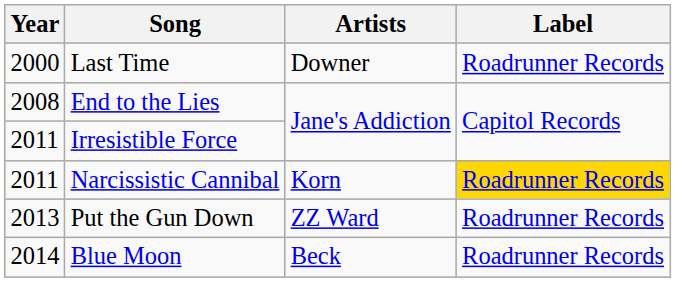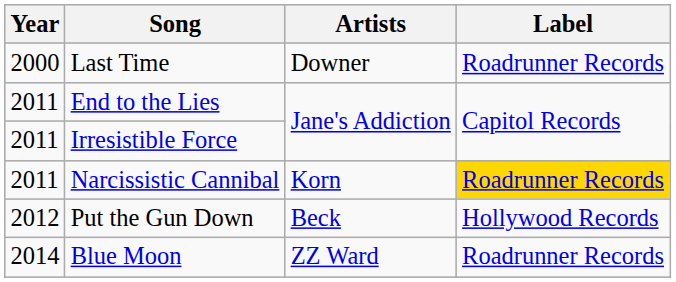(35, 101) 2008 -> (34, 101) 2011
(35, 218) 2013 -> (35, 218) 2012
(335, 218) ZZ Ward -> (316, 218) Beck
(563, 218) Roadrunner Records -> (560, 218) Hollywood Records
(316, 256) Beck -> (335, 256) ZZ Ward
